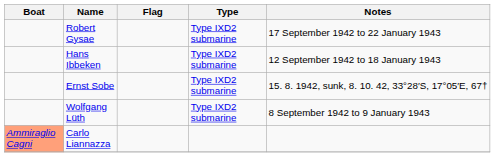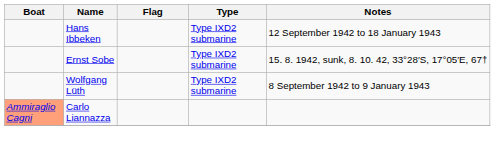- row: (81, 33)
